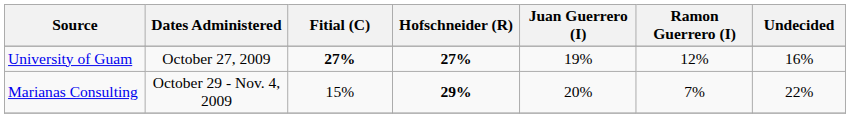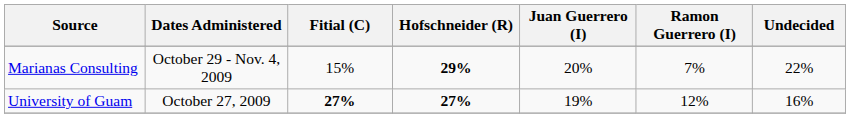rows swapped: (70, 58) <-> (73, 92)
